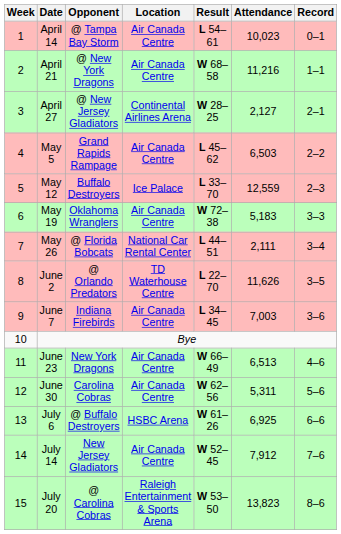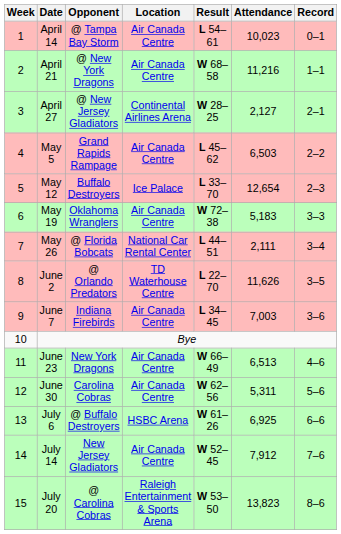(263, 188) 12,559 -> (263, 188) 12,654
